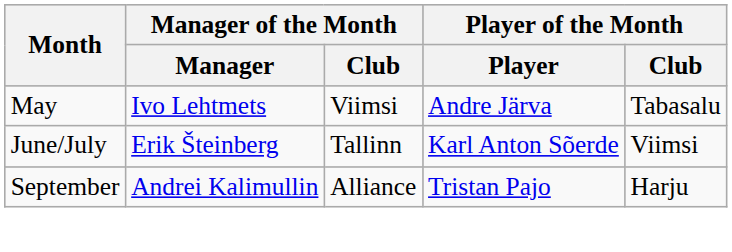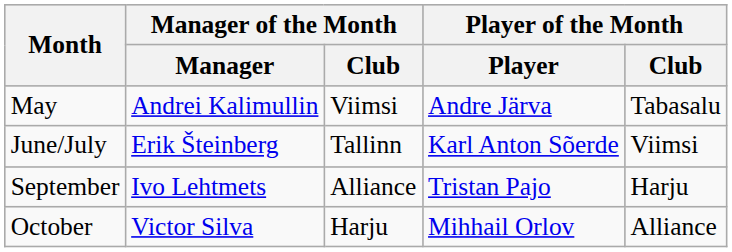(199, 105) Ivo Lehtmets -> (225, 105) Andrei Kalimullin
(225, 186) Andrei Kalimullin -> (199, 186) Ivo Lehtmets
+ row: (52, 226)
